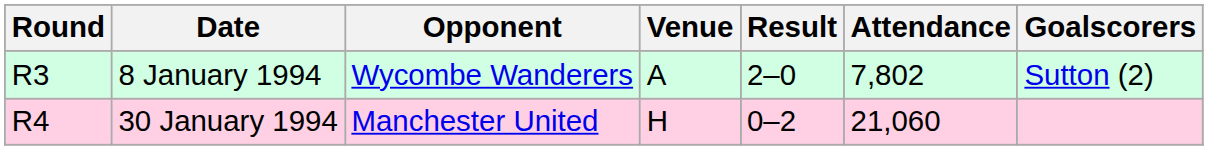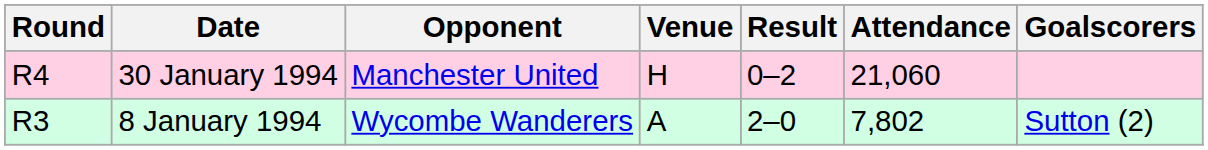rows swapped: (220, 74) <-> (228, 121)
